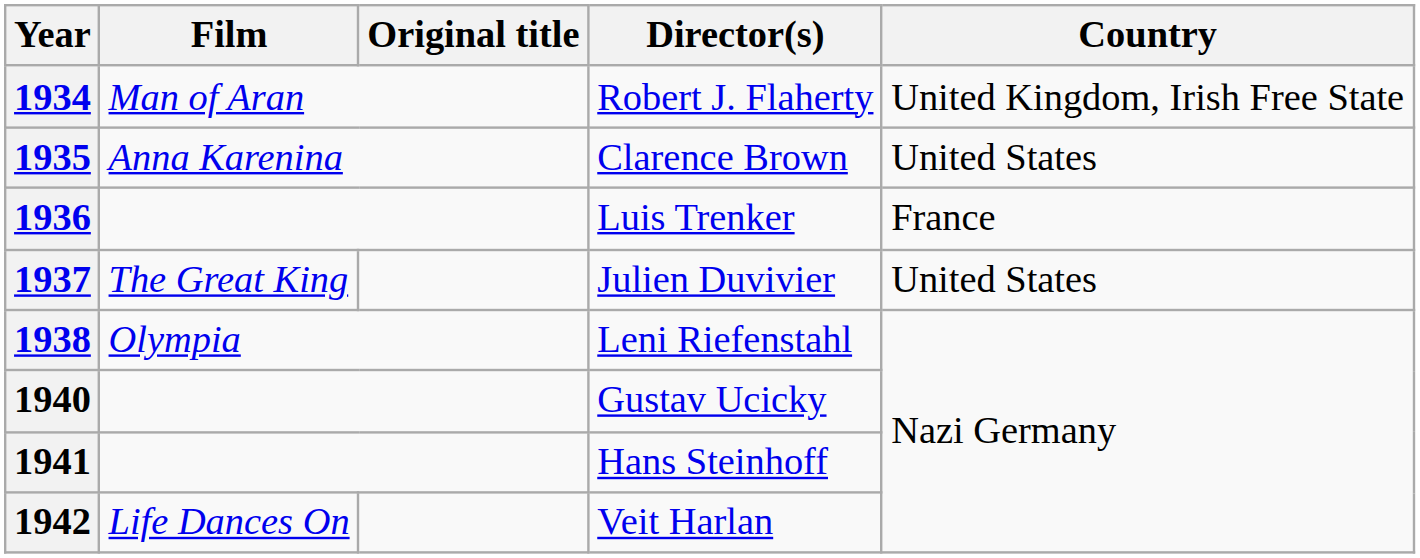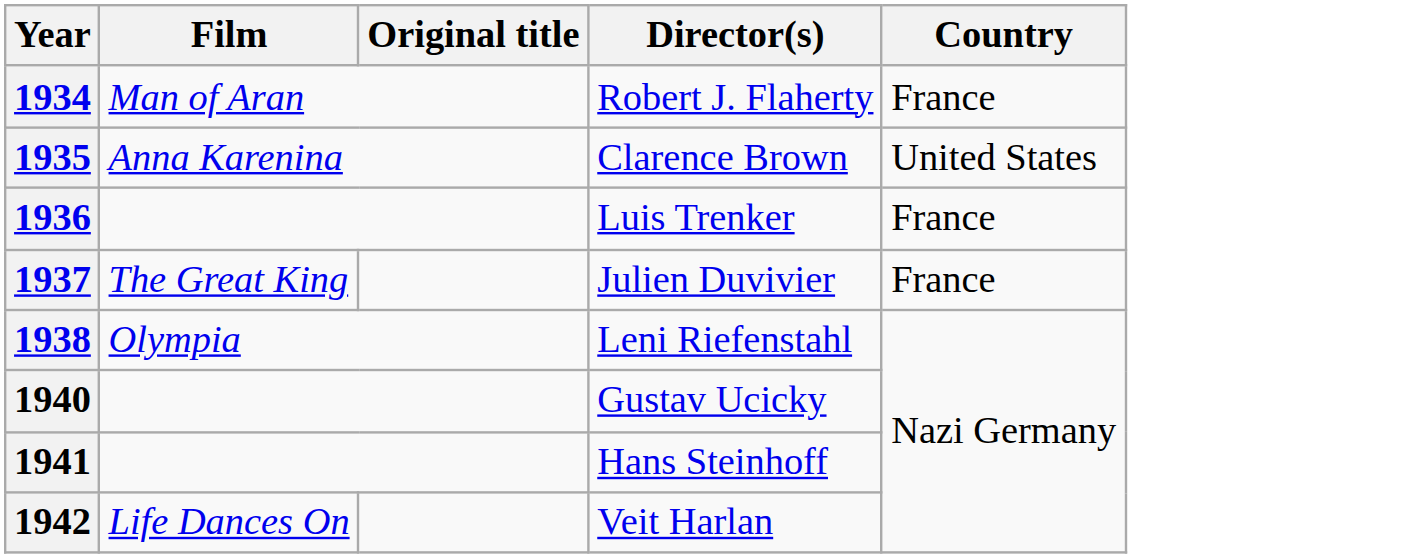(1148, 95) United Kingdom, Irish Free State -> (943, 95) France
(994, 278) United States -> (943, 278) France
